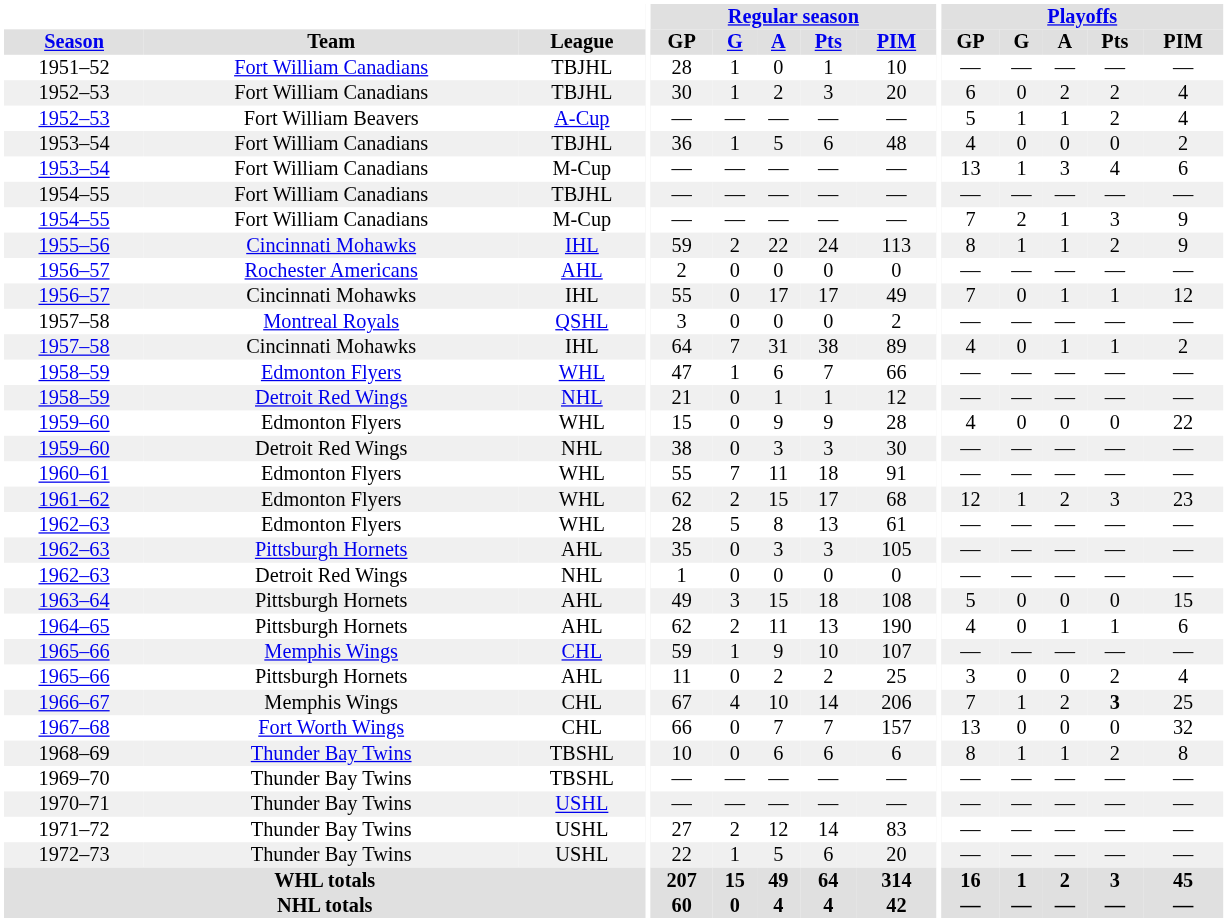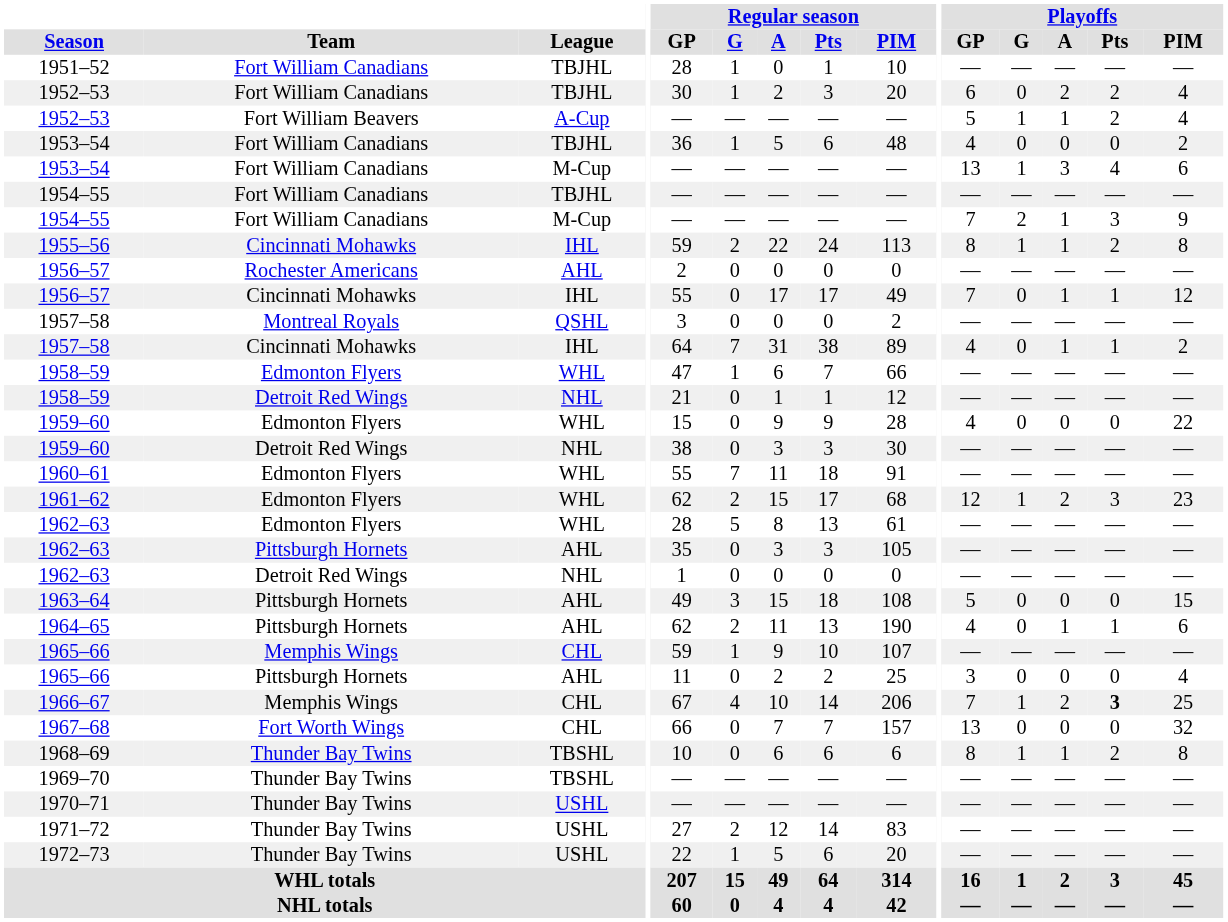(1183, 245) 9 -> (1183, 245) 8
(1115, 676) 2 -> (1115, 676) 0
